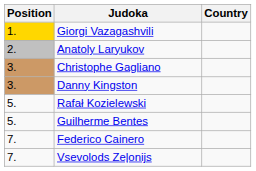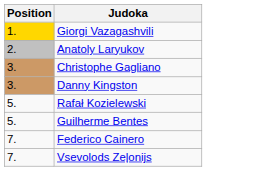- column: (226, 13)
